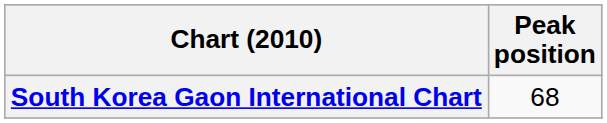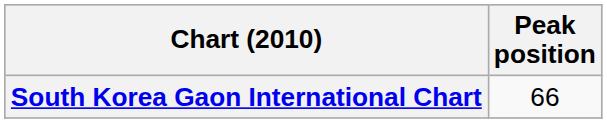(545, 96) 68 -> (545, 96) 66
